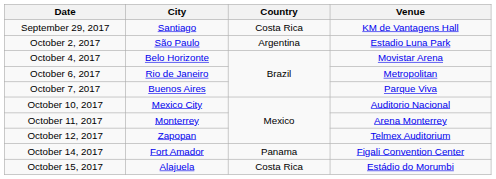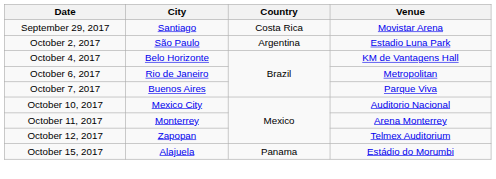(410, 27) KM de Vantagens Hall -> (410, 27) Movistar Arena
(410, 58) Movistar Arena -> (410, 58) KM de Vantagens Hall
- row: (65, 151)
(279, 167) Costa Rica -> (279, 151) Panama
